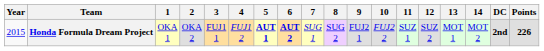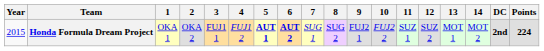(524, 32) 226 -> (524, 32) 224
